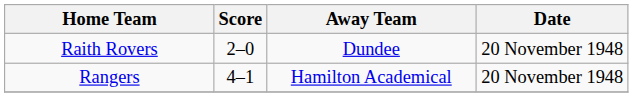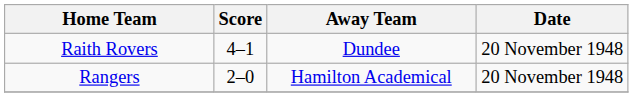(240, 48) 2–0 -> (240, 48) 4–1
(240, 77) 4–1 -> (240, 77) 2–0
